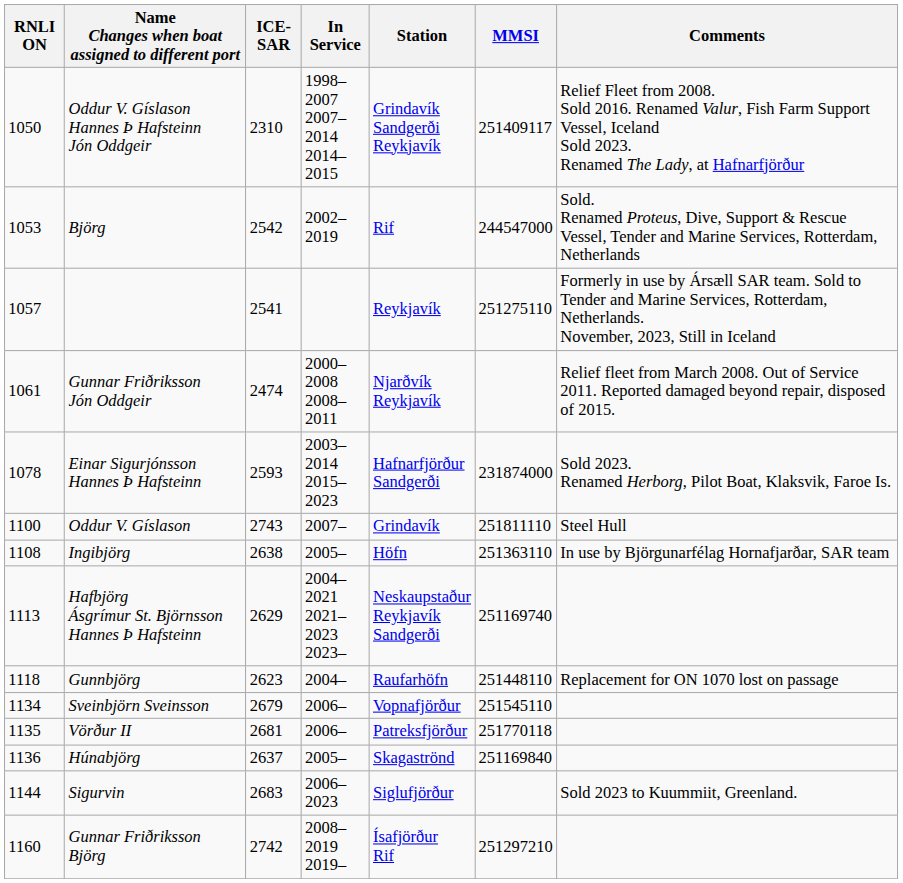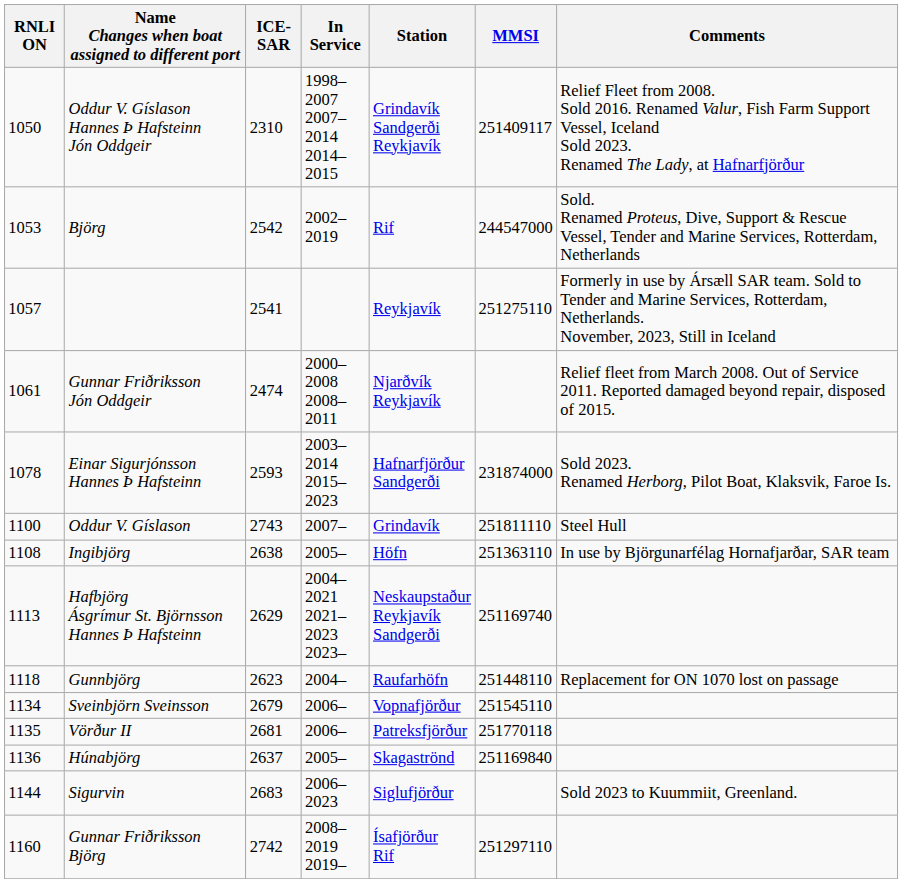(516, 846) 251297210 -> (515, 846) 251297110
